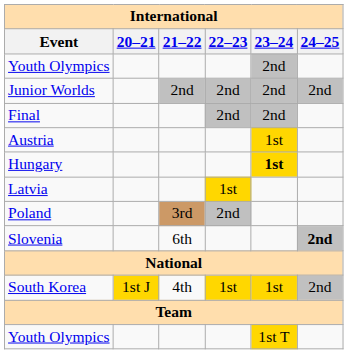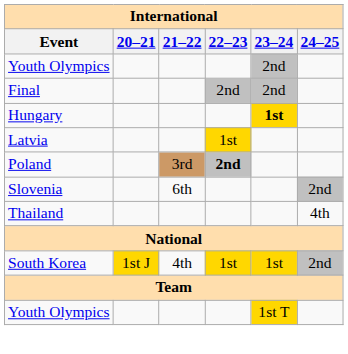- row: (51, 90)
- row: (31, 139)
(228, 213) normal -> (228, 164) bold
(320, 238) bold -> (320, 189) normal
+ row: (36, 213)
